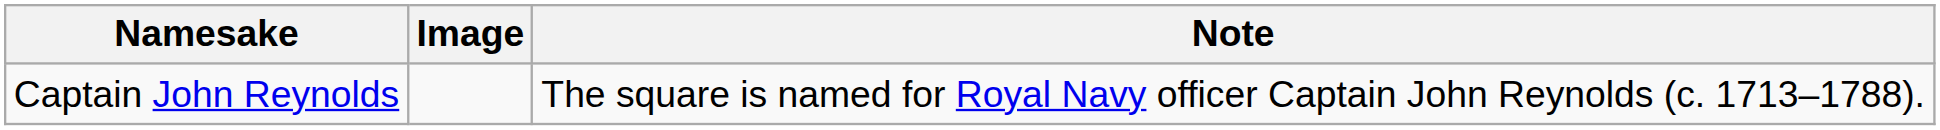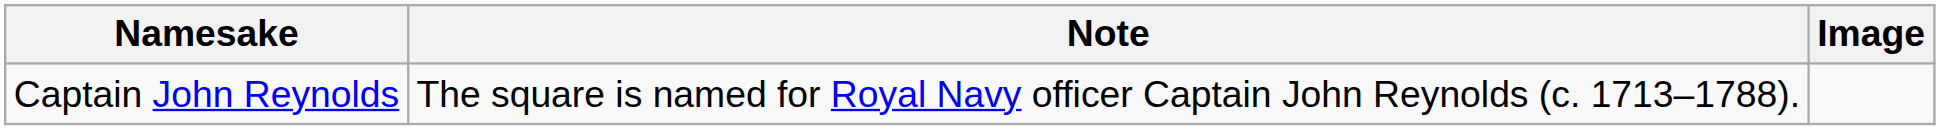columns swapped: (470, 34) <-> (1233, 34)
